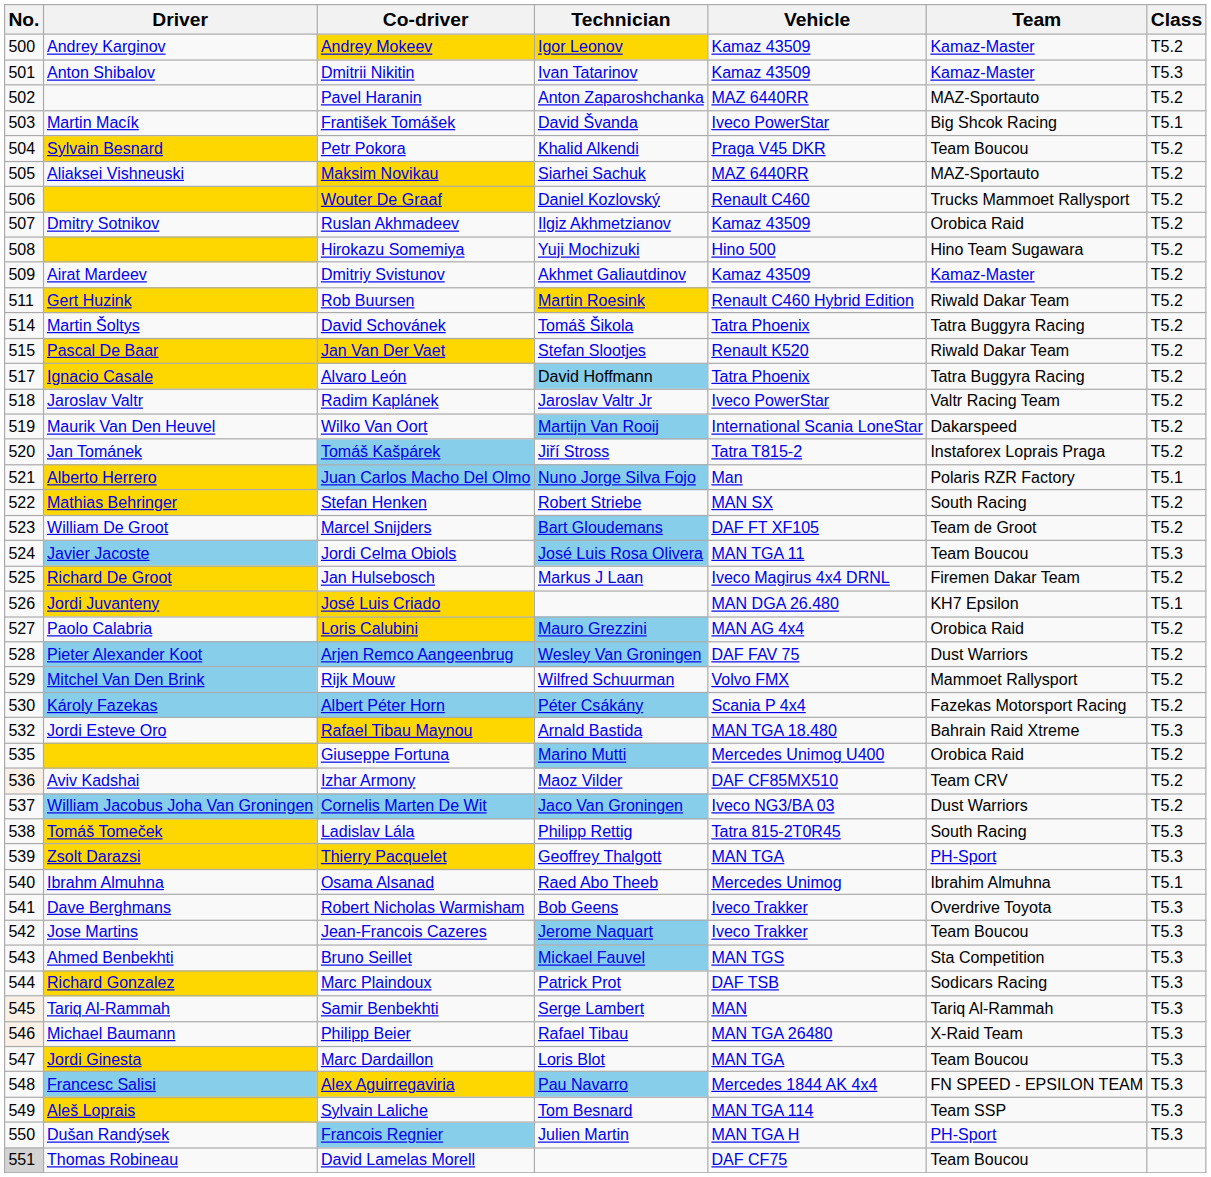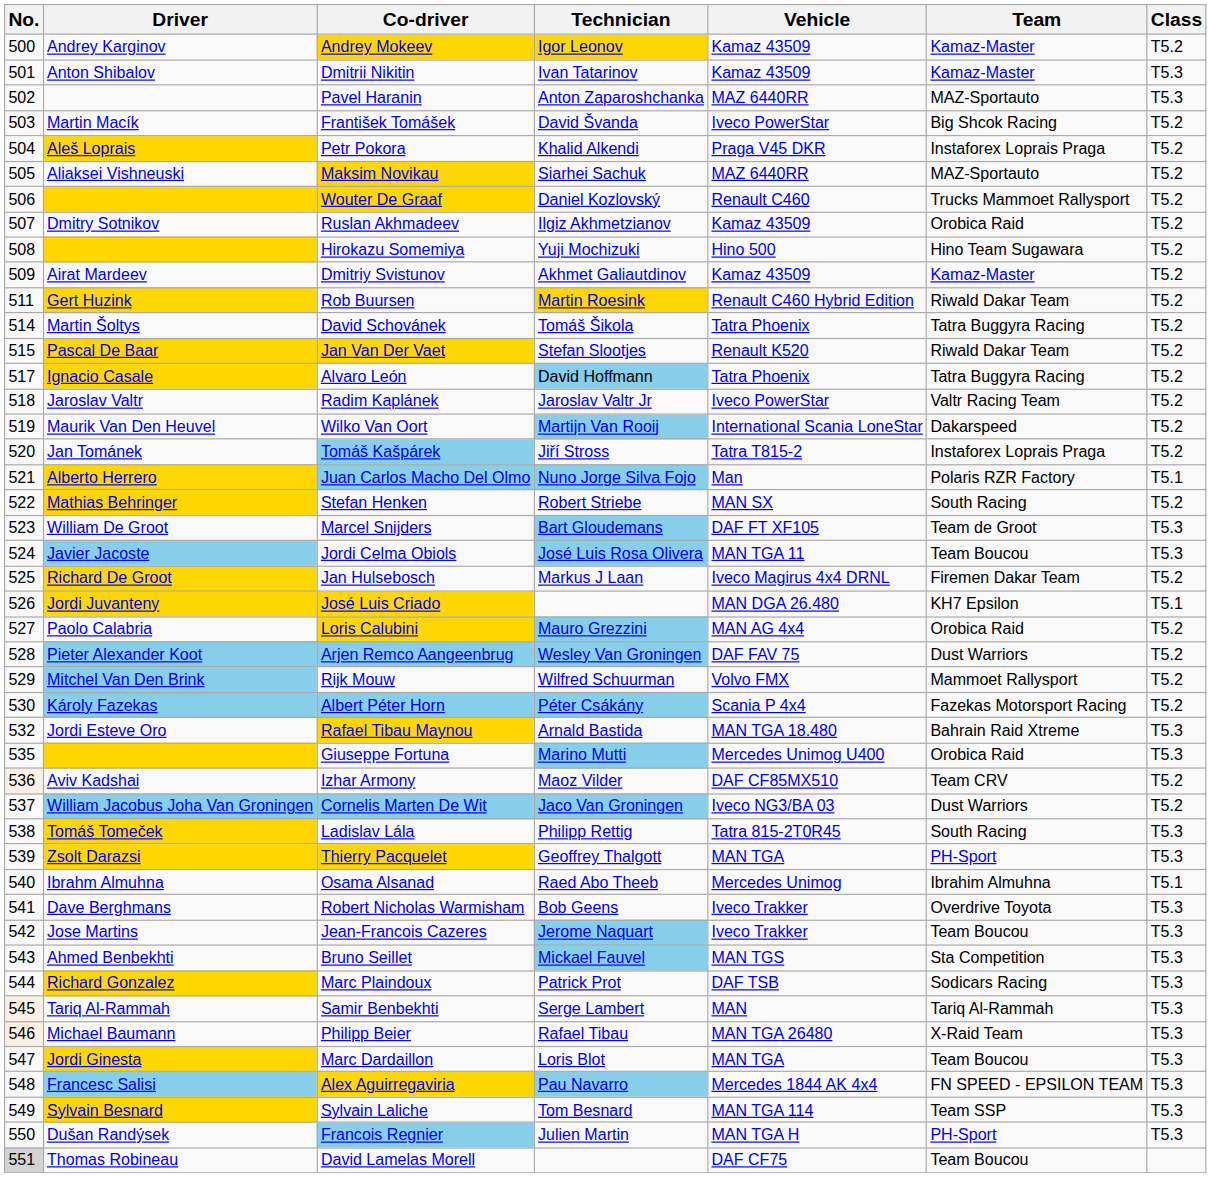(1167, 97) T5.2 -> (1167, 97) T5.3
(1167, 123) T5.1 -> (1167, 123) T5.2
(105, 148) Sylvain Besnard -> (91, 148) Aleš Loprais
(979, 148) Team Boucou -> (1018, 148) Instaforex Loprais Praga
(1167, 527) T5.2 -> (1167, 527) T5.3
(1167, 755) T5.2 -> (1167, 755) T5.3
(91, 1109) Aleš Loprais -> (105, 1109) Sylvain Besnard
